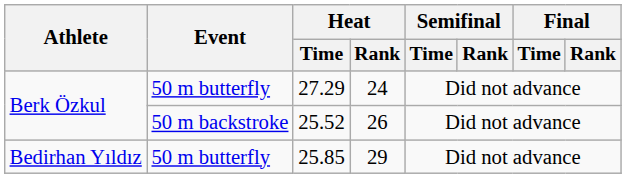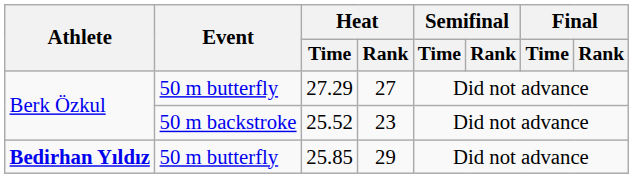(377, 88) 24 -> (385, 88) 27
(377, 122) 26 -> (385, 122) 23
(76, 156) normal -> (80, 156) bold
